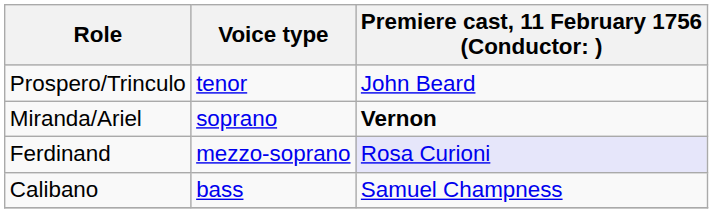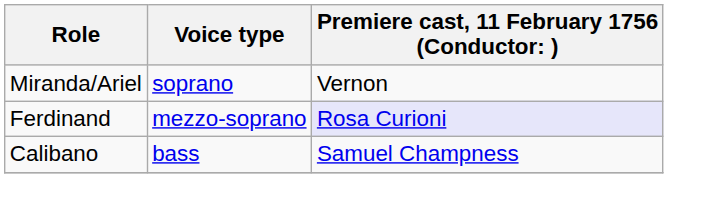- row: (98, 82)
(399, 118) bold -> (352, 82) normal
